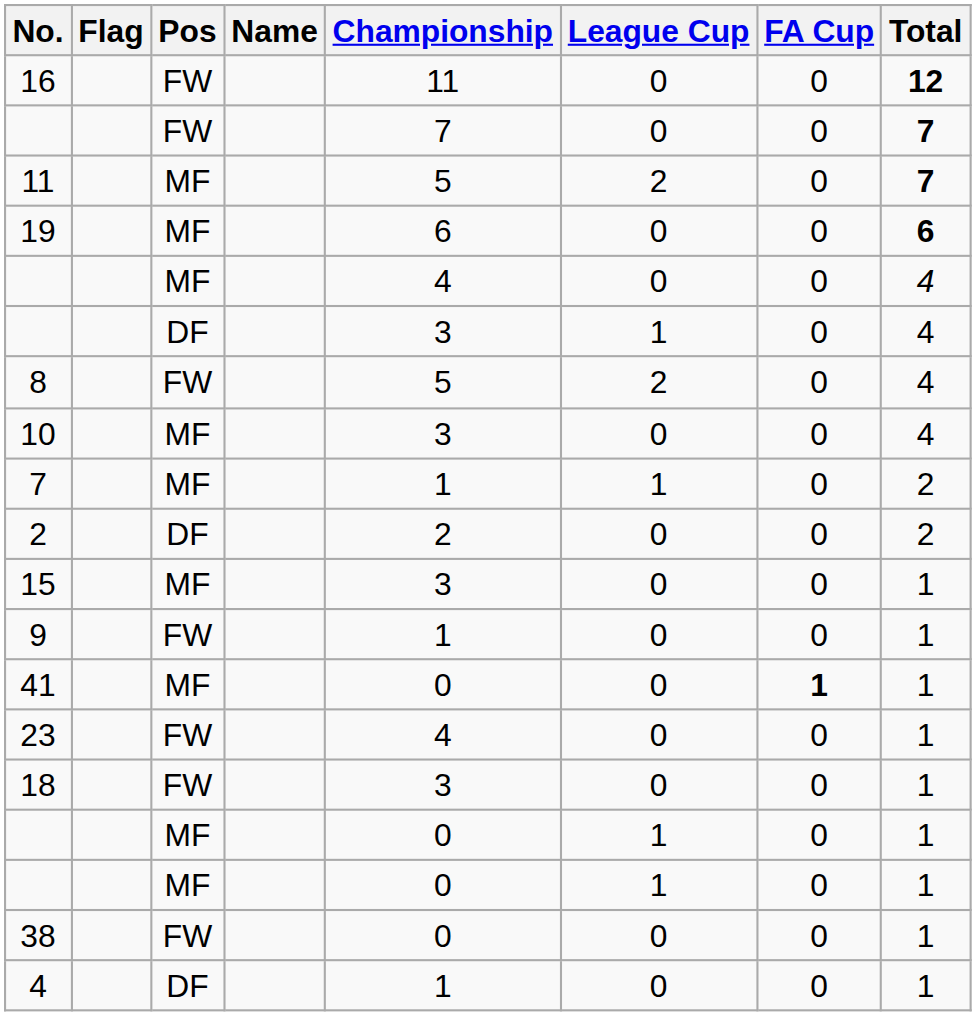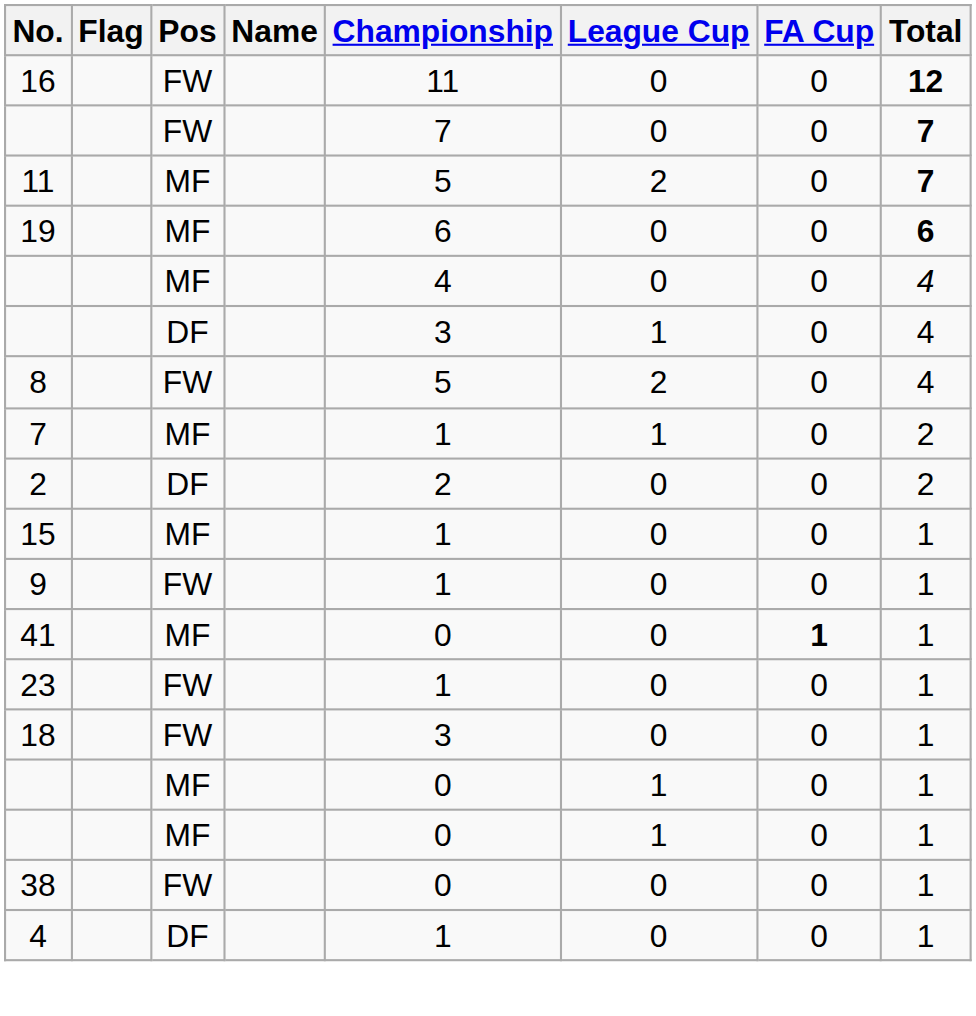- row: (38, 433)
(443, 584) 3 -> (443, 533) 1
(443, 734) 4 -> (443, 684) 1
